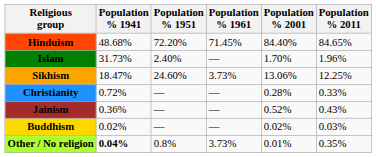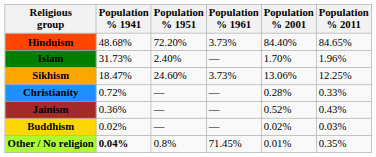(225, 42) 71.45% -> (223, 42) 3.73%
(223, 144) 3.73% -> (225, 144) 71.45%
